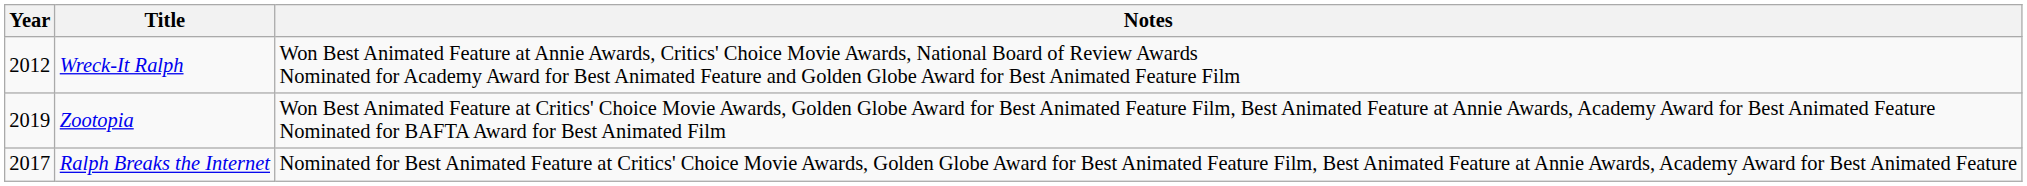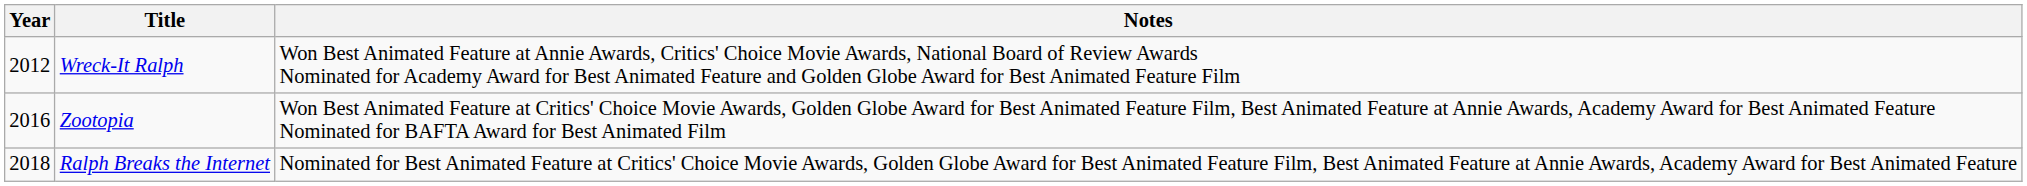(30, 120) 2019 -> (30, 120) 2016
(30, 164) 2017 -> (30, 164) 2018
